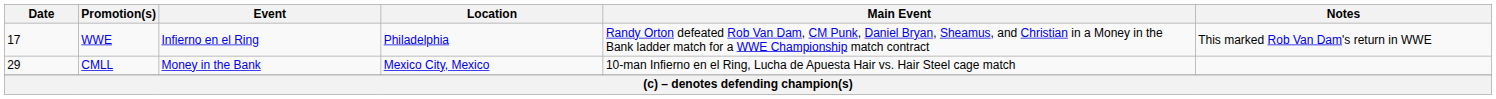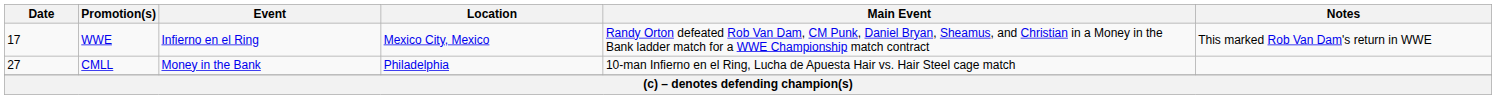(416, 39) Philadelphia -> (437, 39) Mexico City, Mexico
(14, 65) 29 -> (14, 65) 27
(437, 65) Mexico City, Mexico -> (416, 65) Philadelphia
